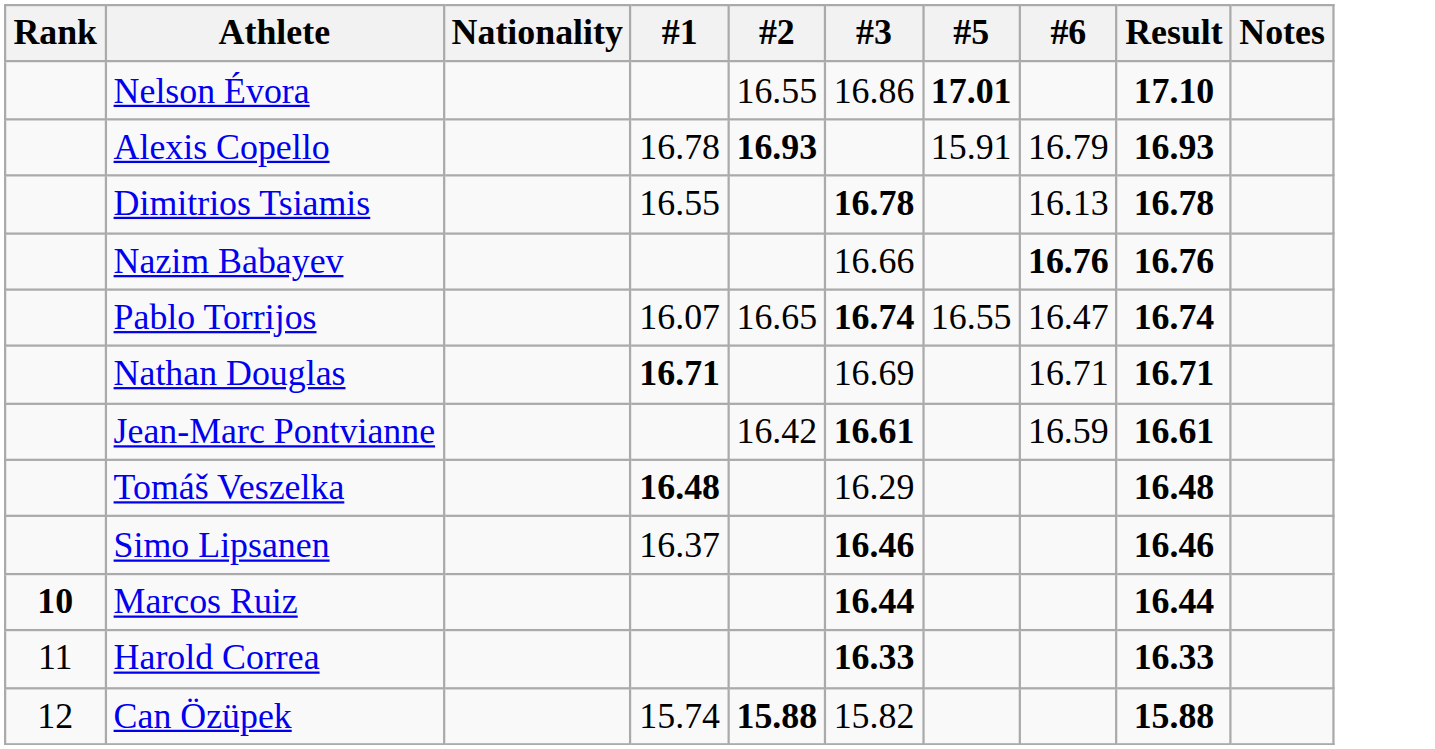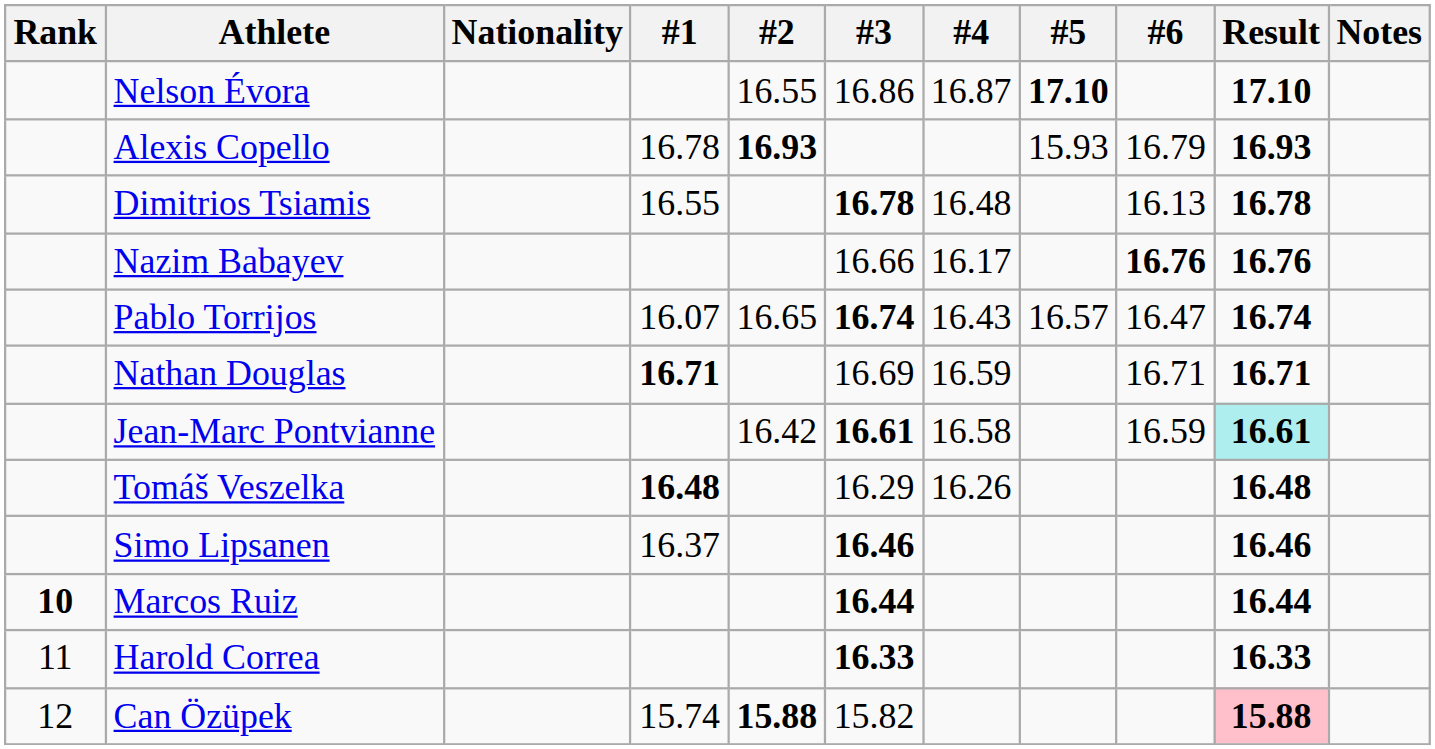+ column: (971, 32)
(971, 89) 17.01 -> (1068, 89) 17.10
(971, 146) 15.91 -> (1068, 146) 15.93
(971, 317) 16.55 -> (1068, 317) 16.57
(1174, 430) no background -> (1271, 430) paleturquoise background
(1174, 715) no background -> (1271, 715) pink background
